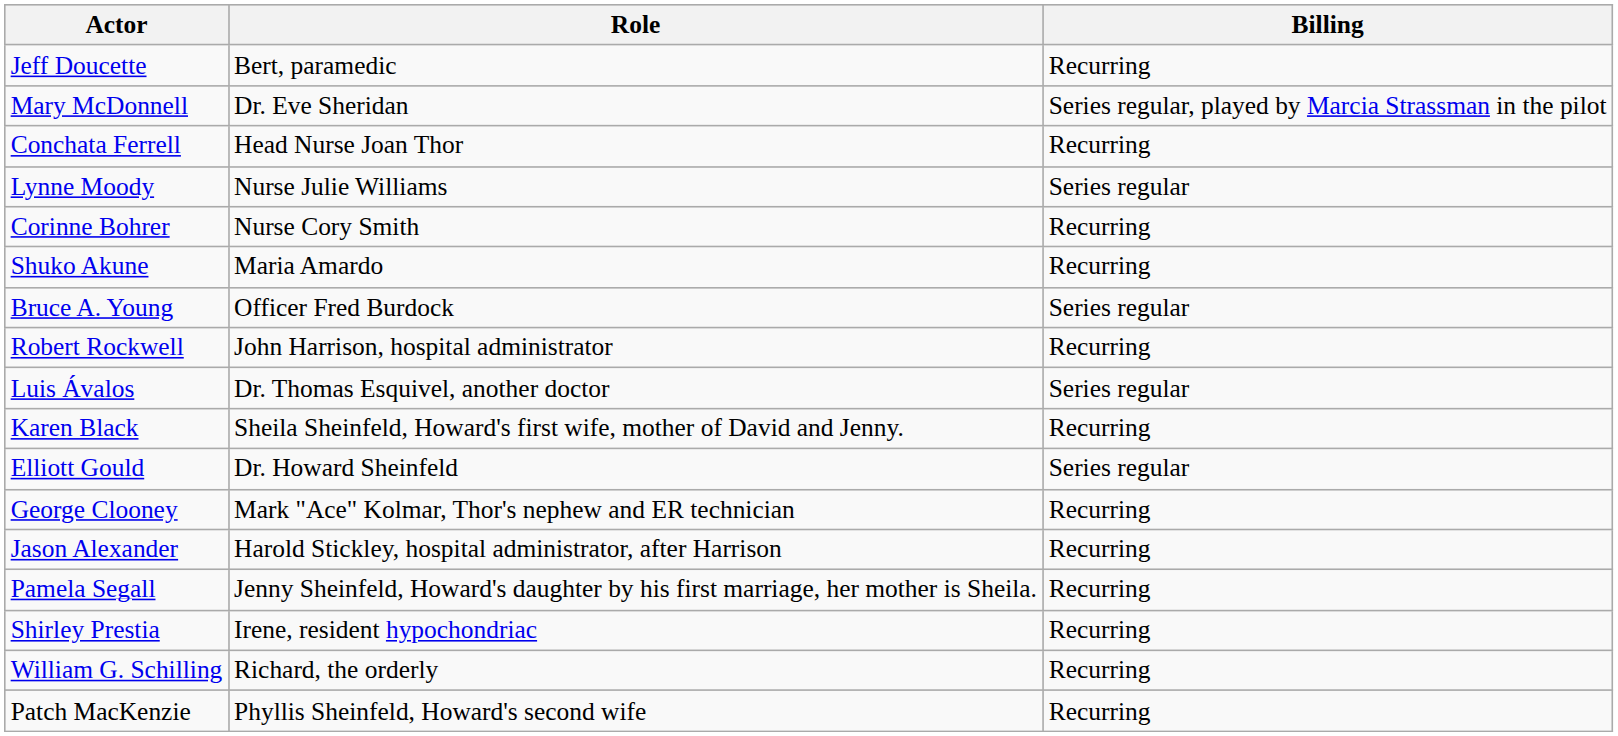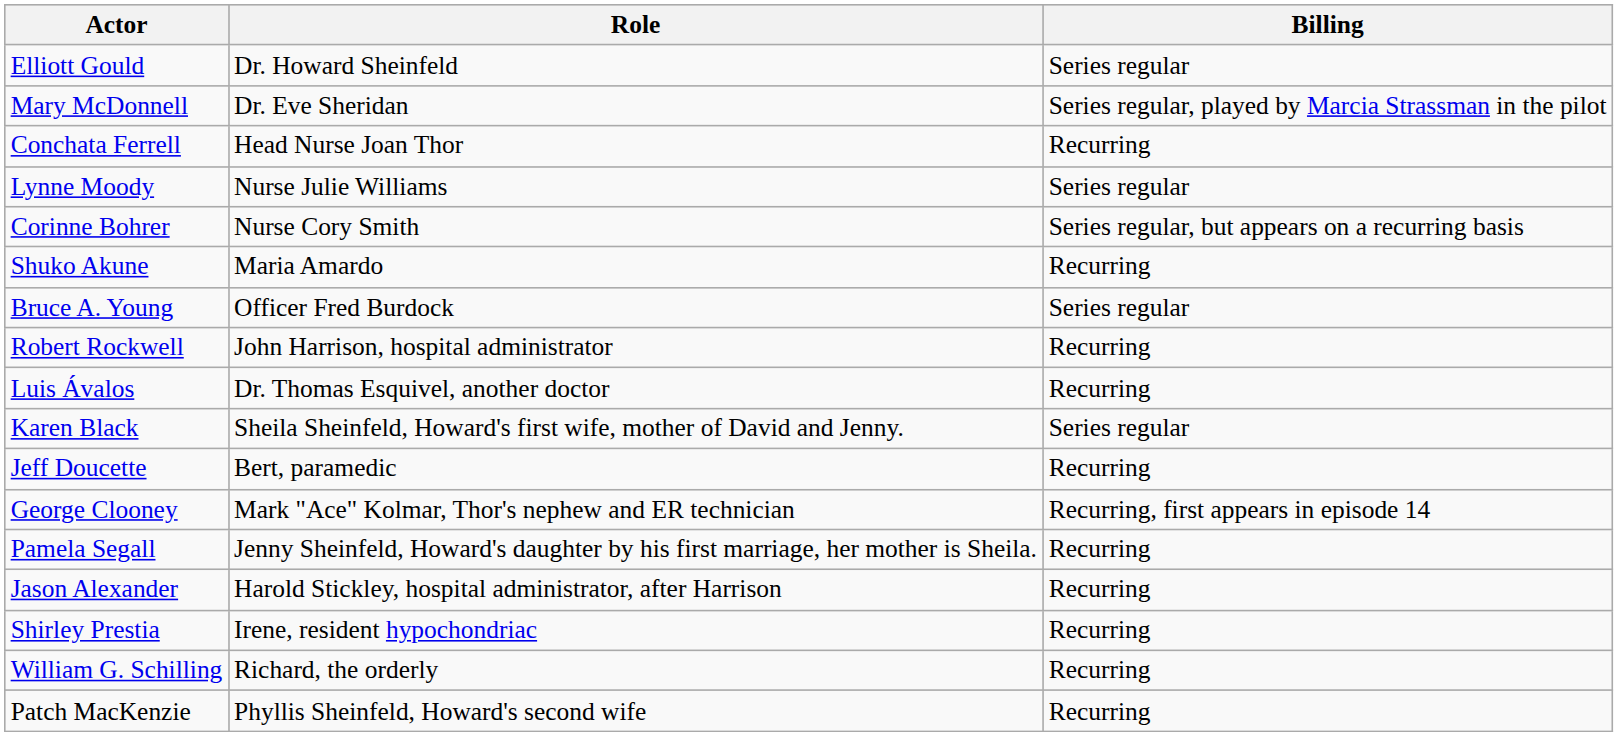rows swapped: (77, 468) <-> (79, 65)
(1100, 226) Recurring -> (1286, 226) Series regular, but appears on a recurring basis
(1119, 387) Series regular -> (1100, 387) Recurring
(1100, 428) Recurring -> (1119, 428) Series regular
(1100, 508) Recurring -> (1239, 508) Recurring, first appears in episode 14
rows swapped: (94, 549) <-> (83, 589)
